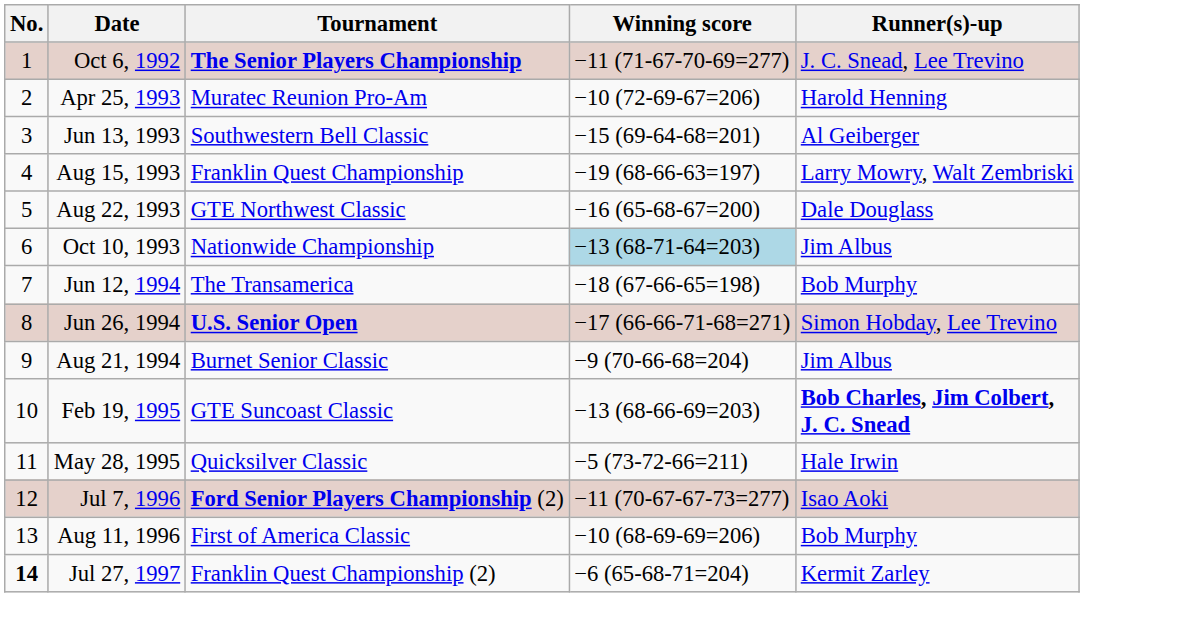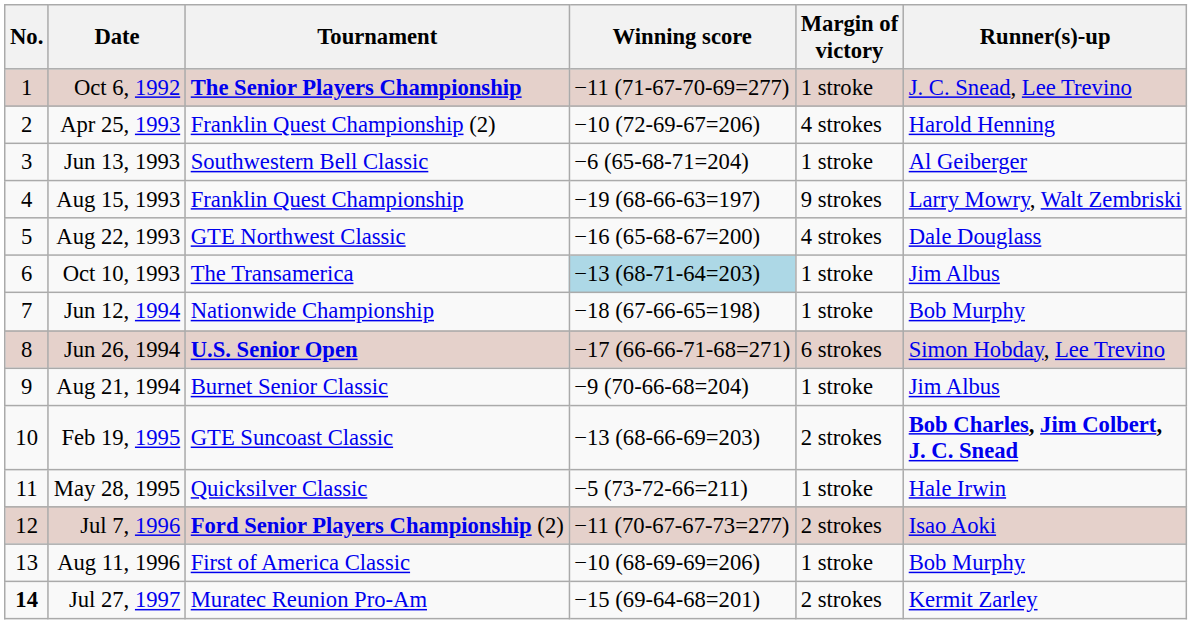+ column: (849, 36)
(309, 98) Muratec Reunion Pro-Am -> (343, 124) Franklin Quest Championship (2)
(667, 135) −15 (69-64-68=201) -> (662, 162) −6 (65-68-71=204)
(312, 247) Nationwide Championship -> (272, 274) The Transamerica
(272, 284) The Transamerica -> (312, 311) Nationwide Championship
(343, 572) Franklin Quest Championship (2) -> (309, 599) Muratec Reunion Pro-Am
(662, 572) −6 (65-68-71=204) -> (667, 599) −15 (69-64-68=201)
